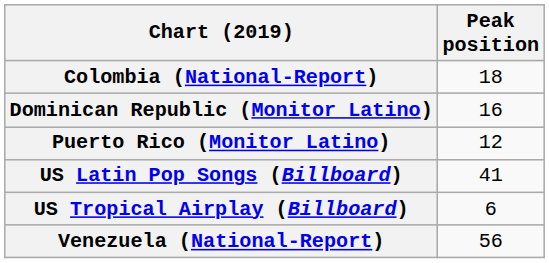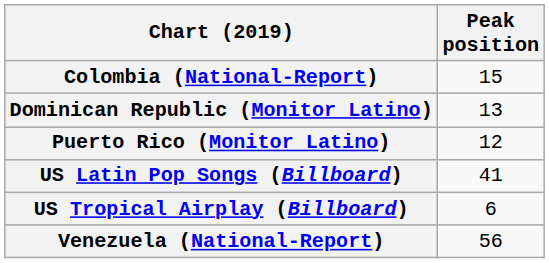(491, 77) 18 -> (491, 77) 15
(491, 110) 16 -> (491, 110) 13
